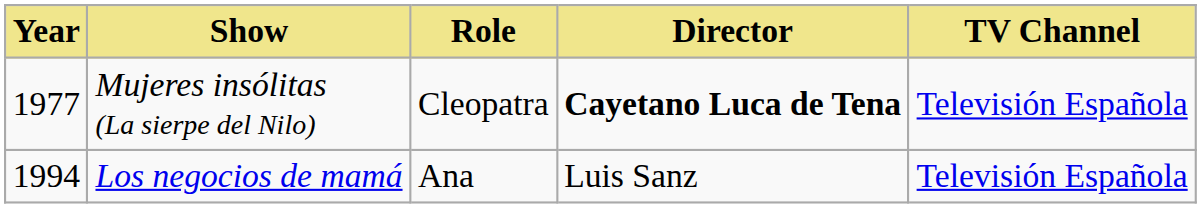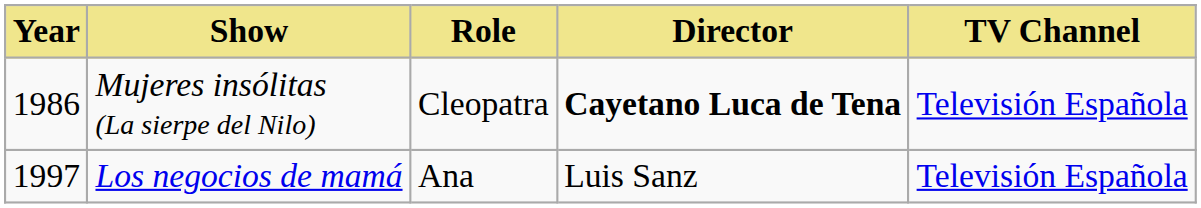(46, 103) 1977 -> (46, 103) 1986
(46, 175) 1994 -> (46, 175) 1997
